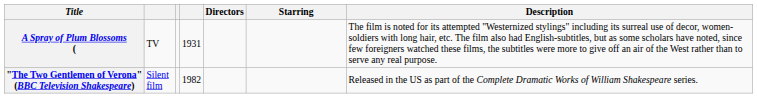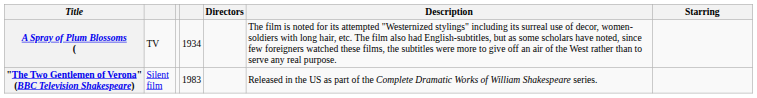columns swapped: (296, 12) <-> (549, 12)
(191, 43) 1931 -> (191, 43) 1934
(191, 80) 1982 -> (191, 80) 1983
